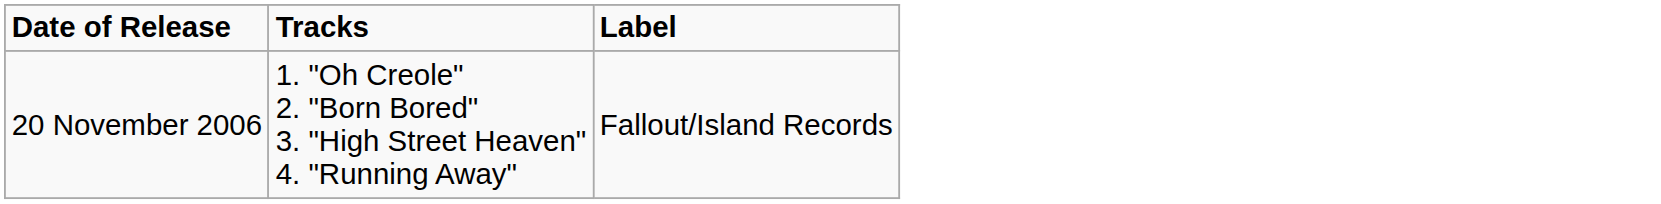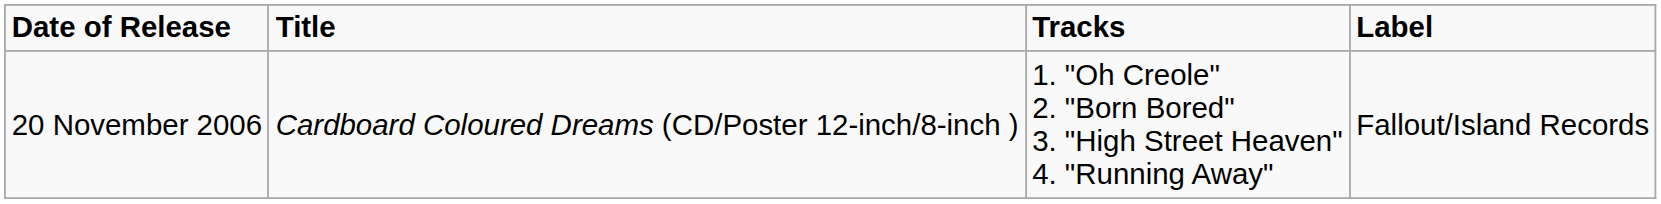+ column: (306, 27)
